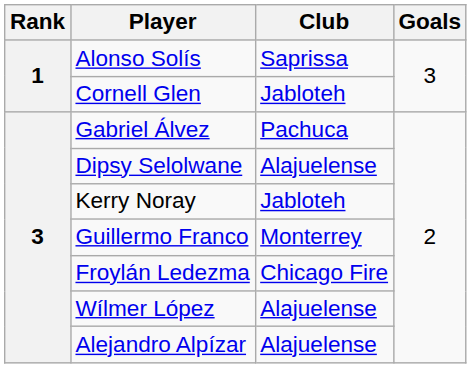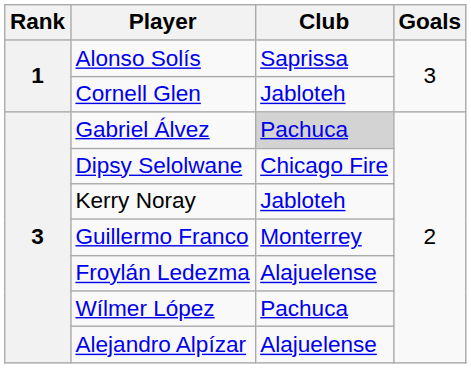(304, 129) no background -> (304, 129) lightgrey background
(319, 165) Alajuelense -> (324, 165) Chicago Fire
(324, 272) Chicago Fire -> (319, 272) Alajuelense
(319, 308) Alajuelense -> (304, 308) Pachuca
